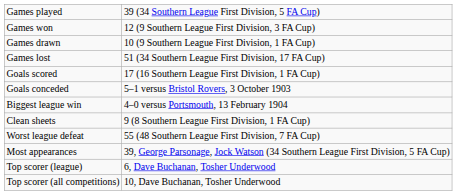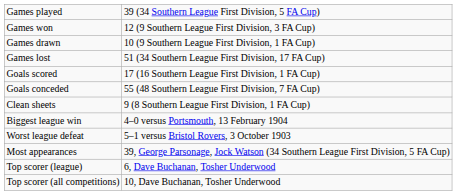(207, 89) 5–1 versus Bristol Rovers, 3 October 1903 -> (222, 89) 55 (48 Southern League First Division, 7 FA Cup)
rows swapped: (31, 120) <-> (44, 105)
(222, 136) 55 (48 Southern League First Division, 7 FA Cup) -> (207, 136) 5–1 versus Bristol Rovers, 3 October 1903
